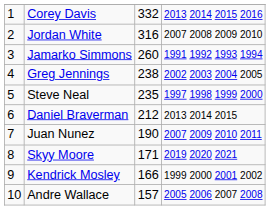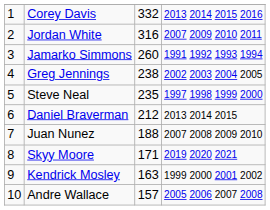(213, 34) 2007 2008 2009 2010 -> (213, 34) 2007 2009 2010 2011
(148, 134) 190 -> (148, 134) 188
(213, 135) 2007 2009 2010 2011 -> (213, 135) 2007 2008 2009 2010
(148, 174) 166 -> (148, 174) 163
